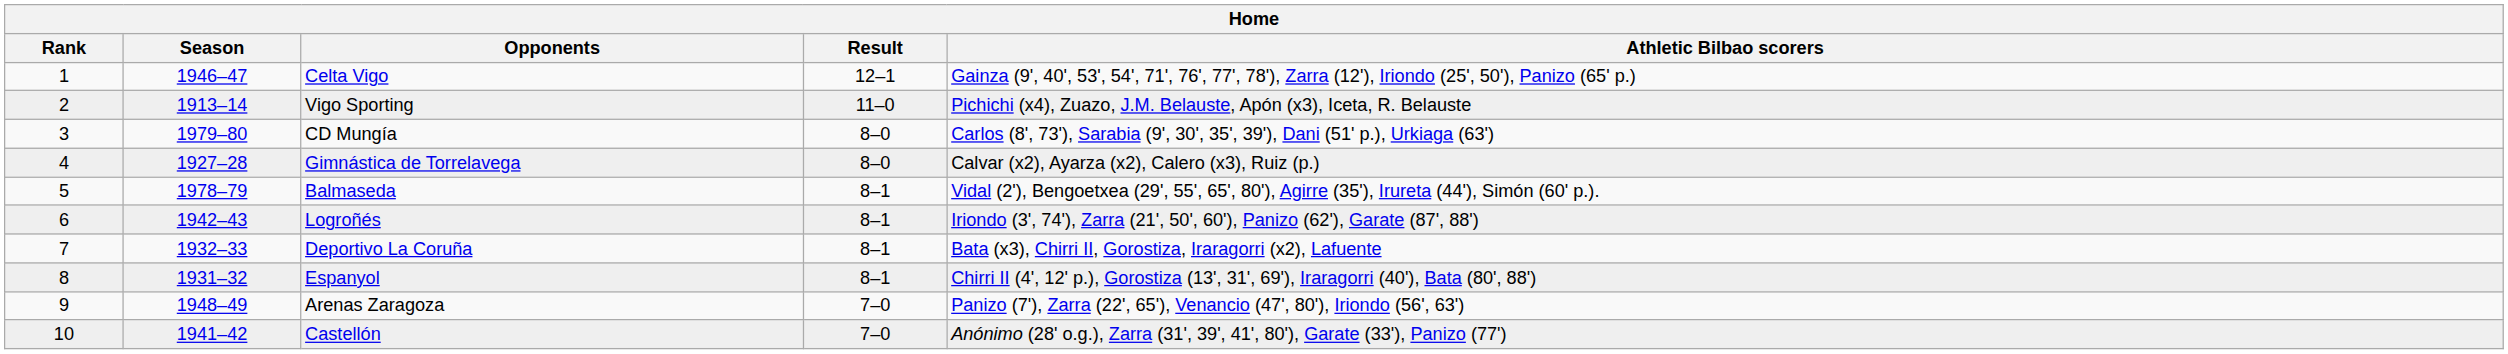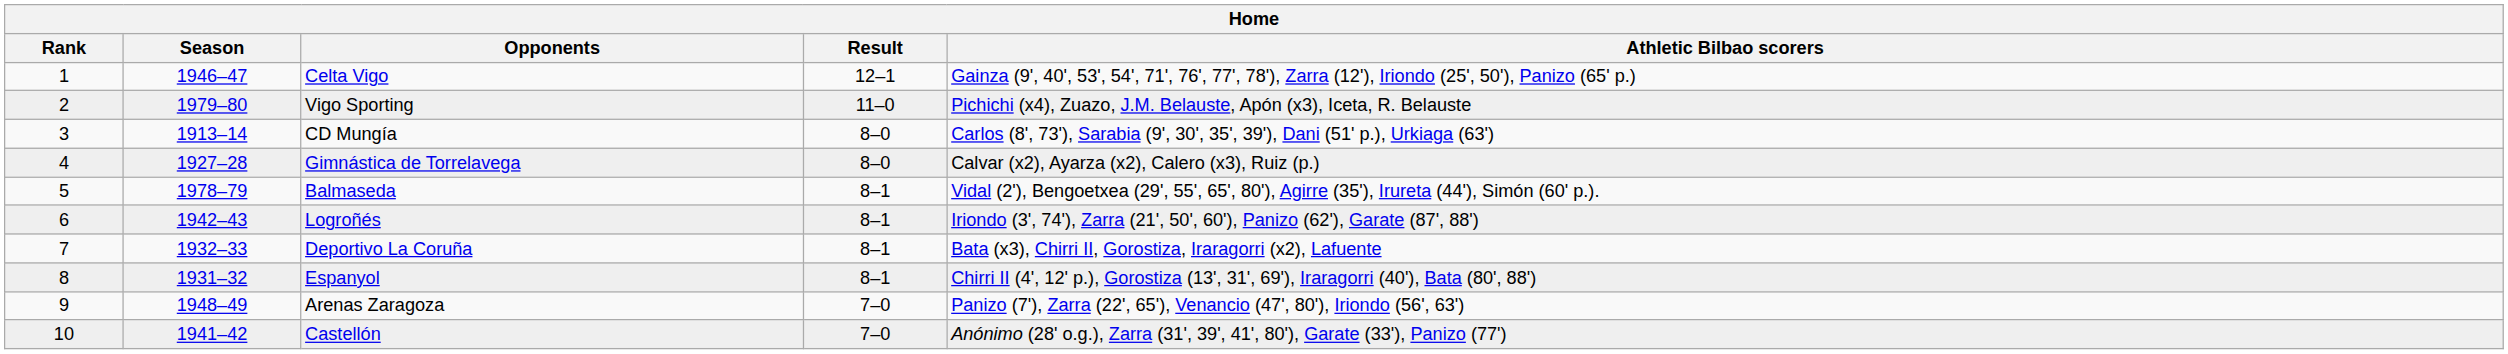(212, 105) 1913–14 -> (212, 105) 1979–80
(212, 134) 1979–80 -> (212, 134) 1913–14
